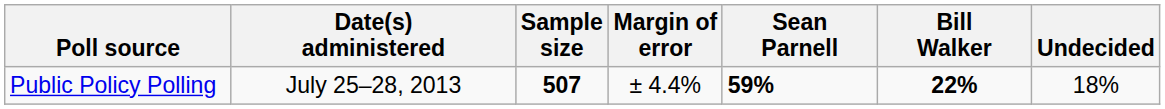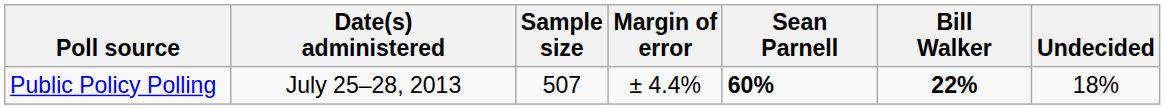(562, 85) bold -> (562, 85) normal
(751, 85) 59% -> (751, 85) 60%
